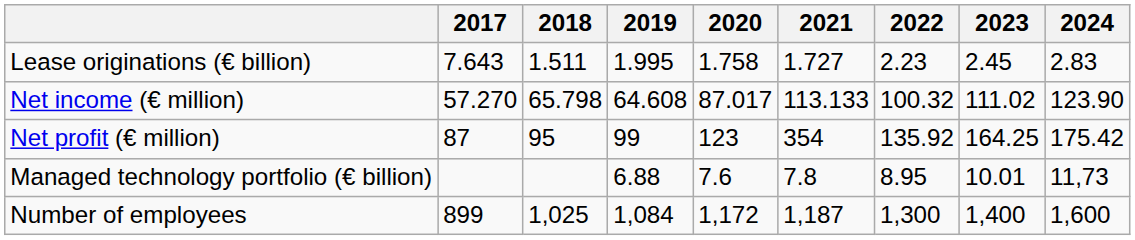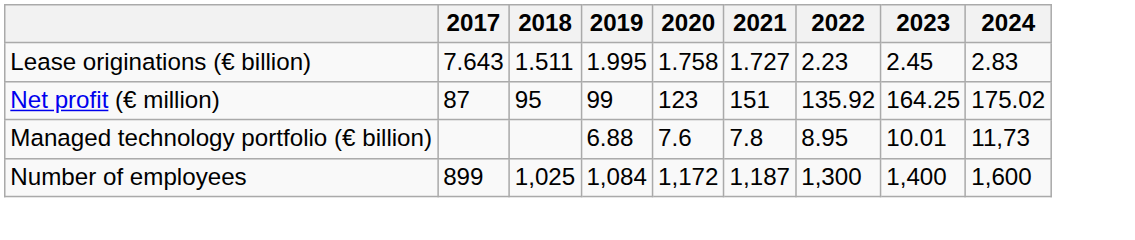- row: (127, 100)
(803, 138) 354 -> (750, 100) 151
(1087, 138) 175.42 -> (1008, 100) 175.02
